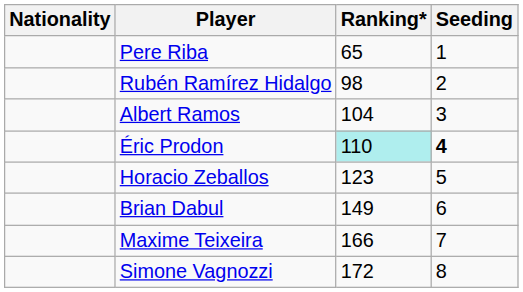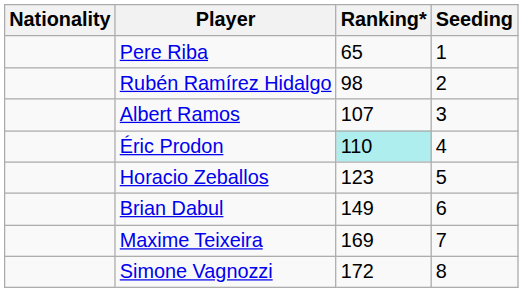(357, 114) 104 -> (357, 114) 107
(441, 146) bold -> (441, 146) normal
(357, 240) 166 -> (357, 240) 169
